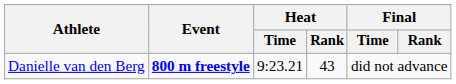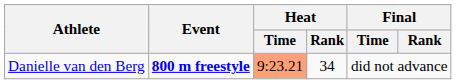(280, 66) no background -> (280, 66) lightsalmon background
(327, 66) 43 -> (327, 66) 34
